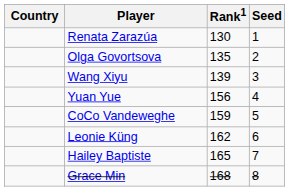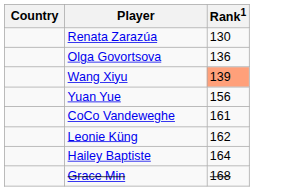- column: (267, 16)
(220, 57) 135 -> (220, 57) 136
(220, 77) no background -> (220, 77) lightsalmon background
(220, 116) 159 -> (220, 116) 161
(220, 156) 165 -> (220, 156) 164
